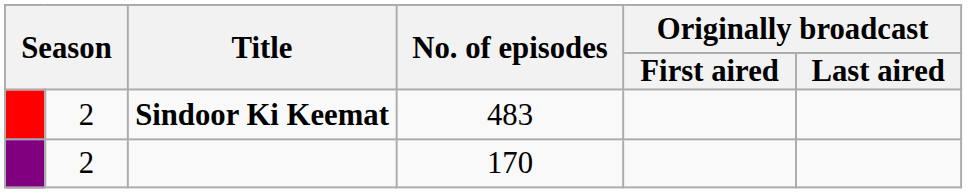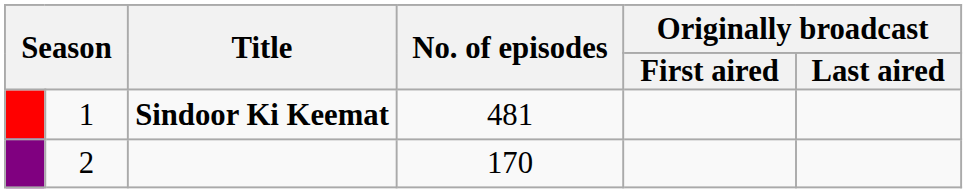(86, 114) 2 -> (86, 114) 1
(510, 114) 483 -> (510, 114) 481
